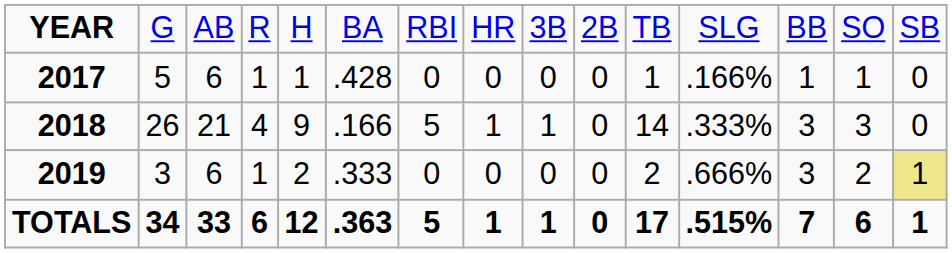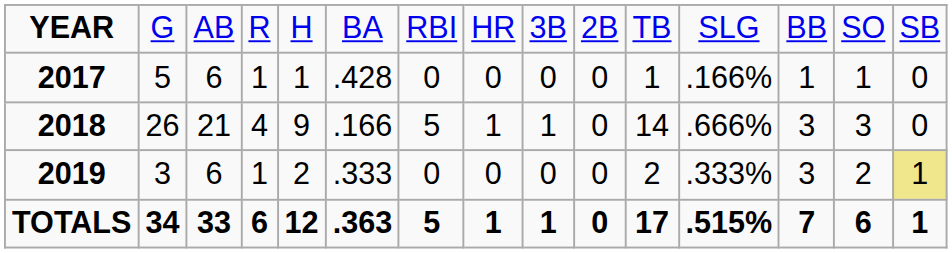(729, 125) .333% -> (729, 125) .666%
(729, 174) .666% -> (729, 174) .333%
